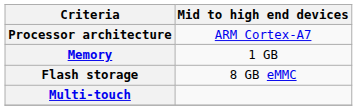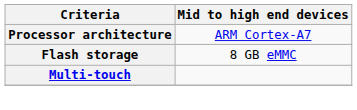- row: (90, 55)
